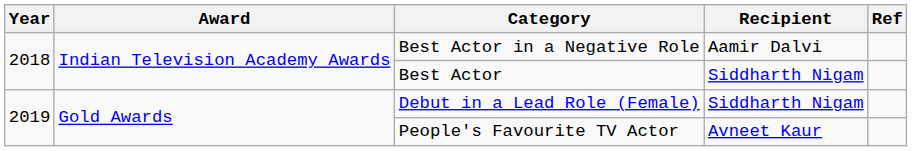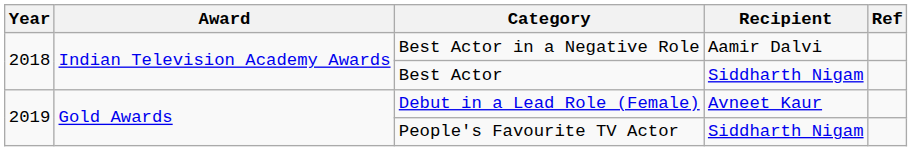(786, 103) Siddharth Nigam -> (765, 103) Avneet Kaur
(765, 131) Avneet Kaur -> (786, 131) Siddharth Nigam
